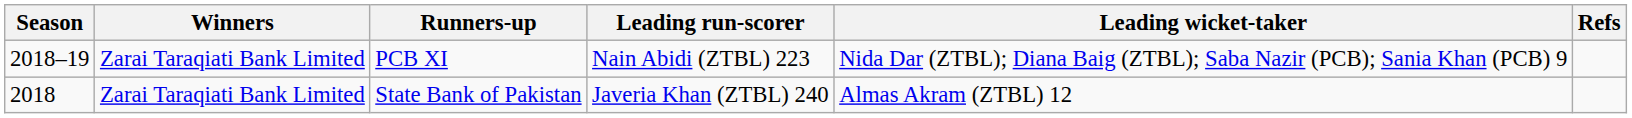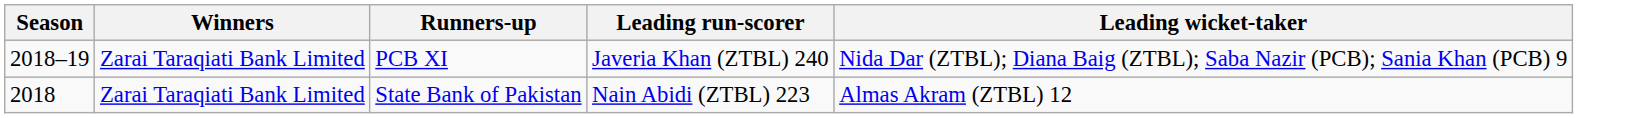- column: (1599, 22)
(701, 58) Nain Abidi (ZTBL) 223 -> (710, 58) Javeria Khan (ZTBL) 240
(710, 94) Javeria Khan (ZTBL) 240 -> (701, 94) Nain Abidi (ZTBL) 223
